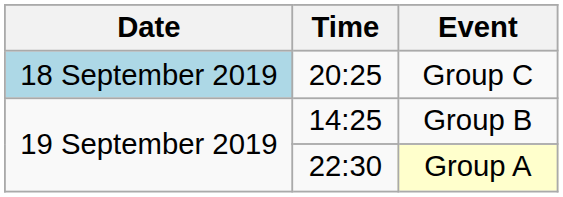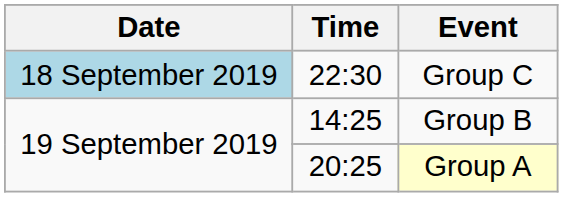(345, 74) 20:25 -> (345, 74) 22:30
(345, 167) 22:30 -> (345, 167) 20:25
